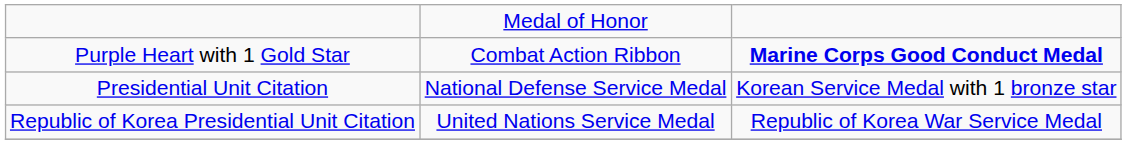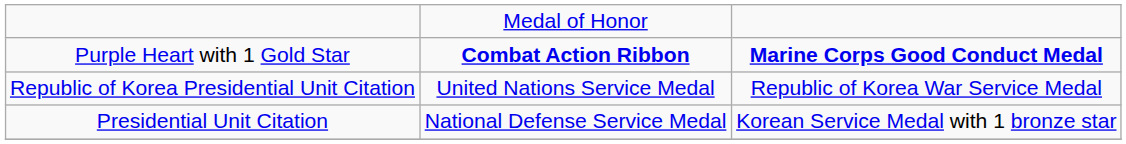(576, 54) normal -> (576, 54) bold
rows swapped: (212, 88) <-> (212, 121)
